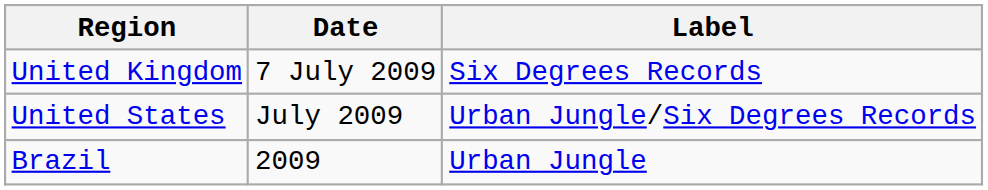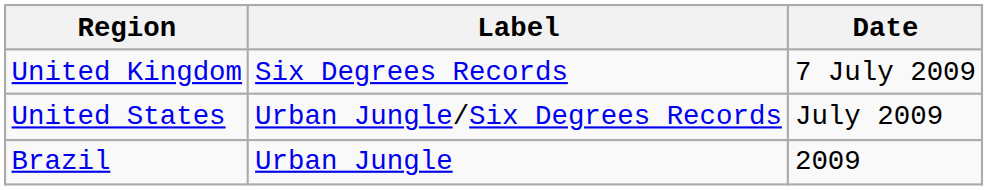columns swapped: (346, 27) <-> (713, 27)
